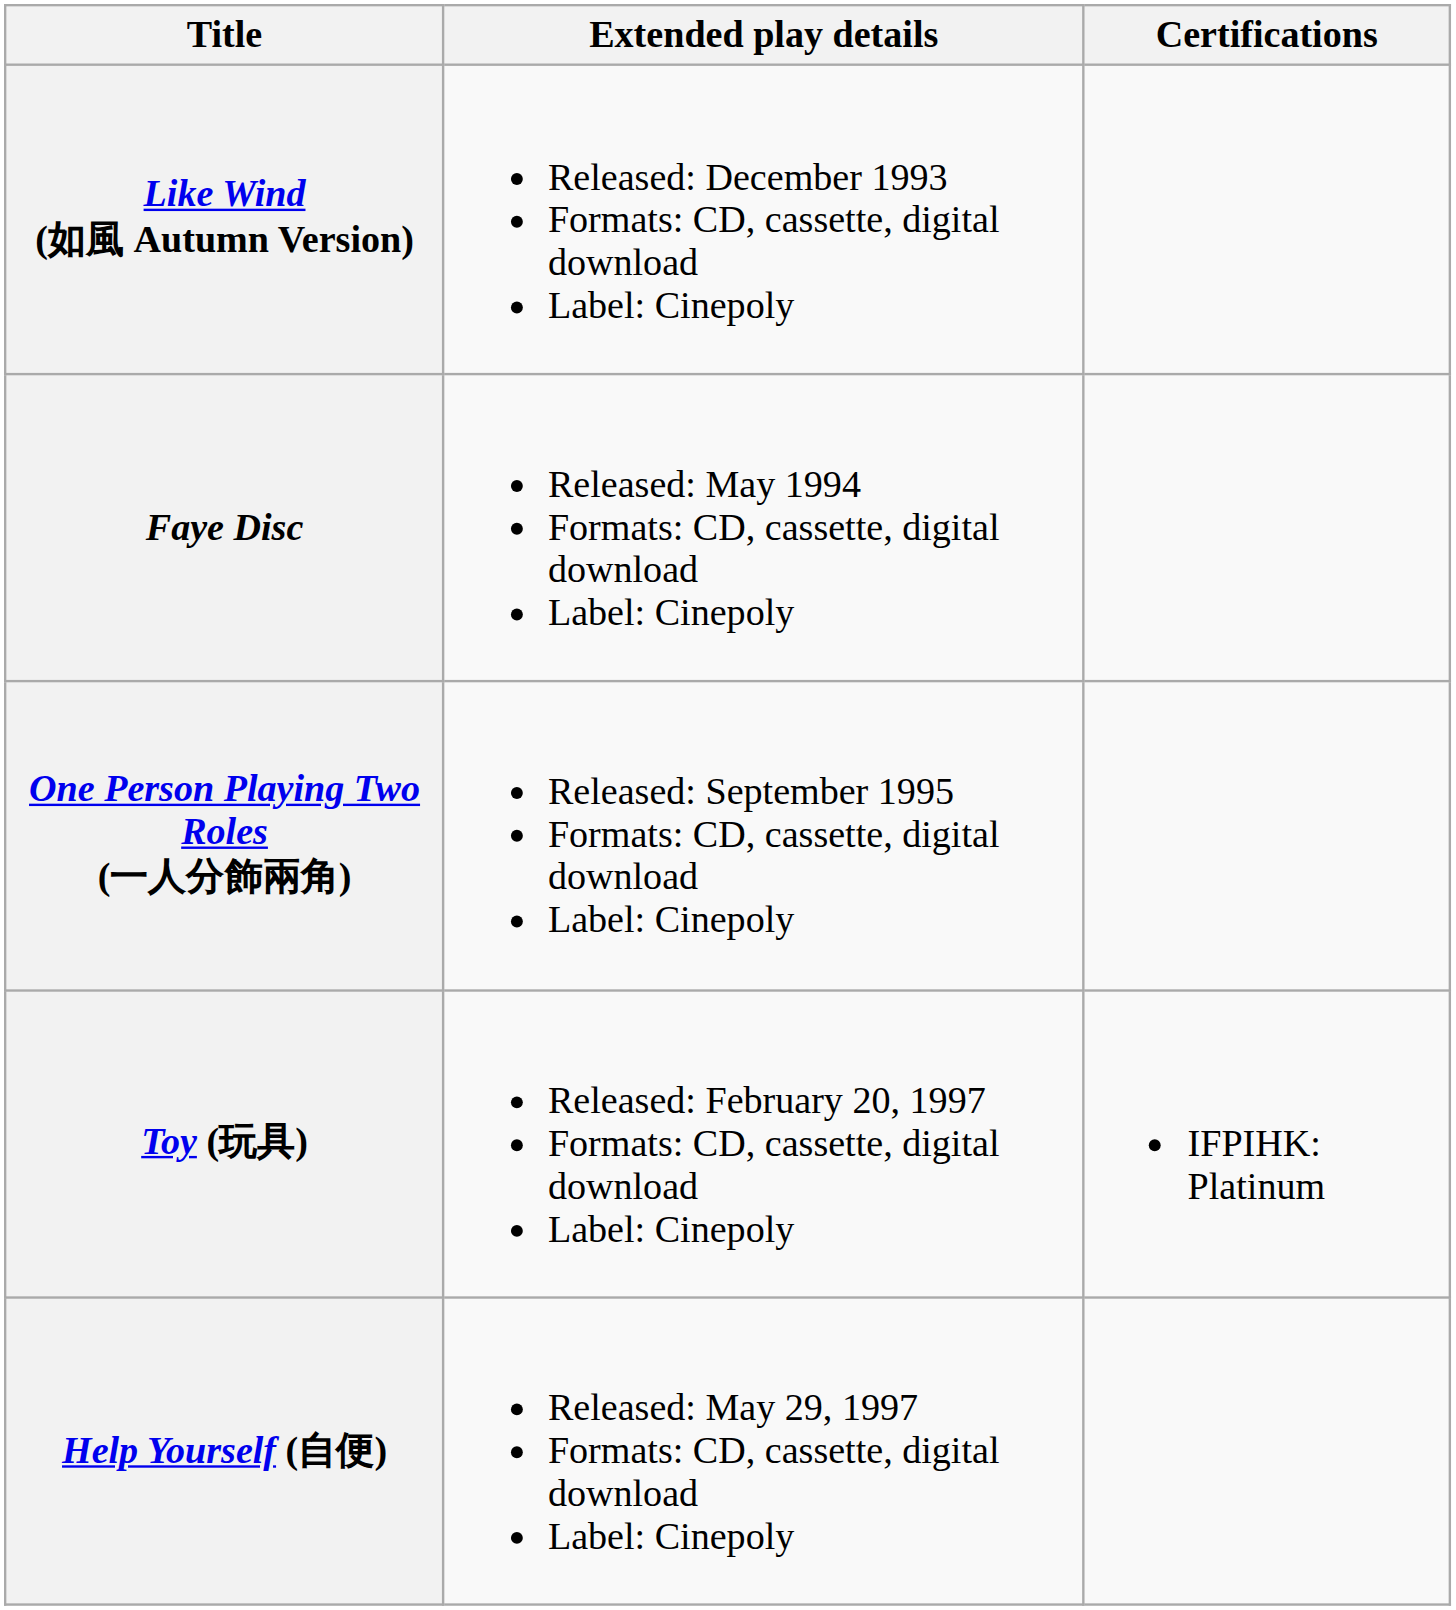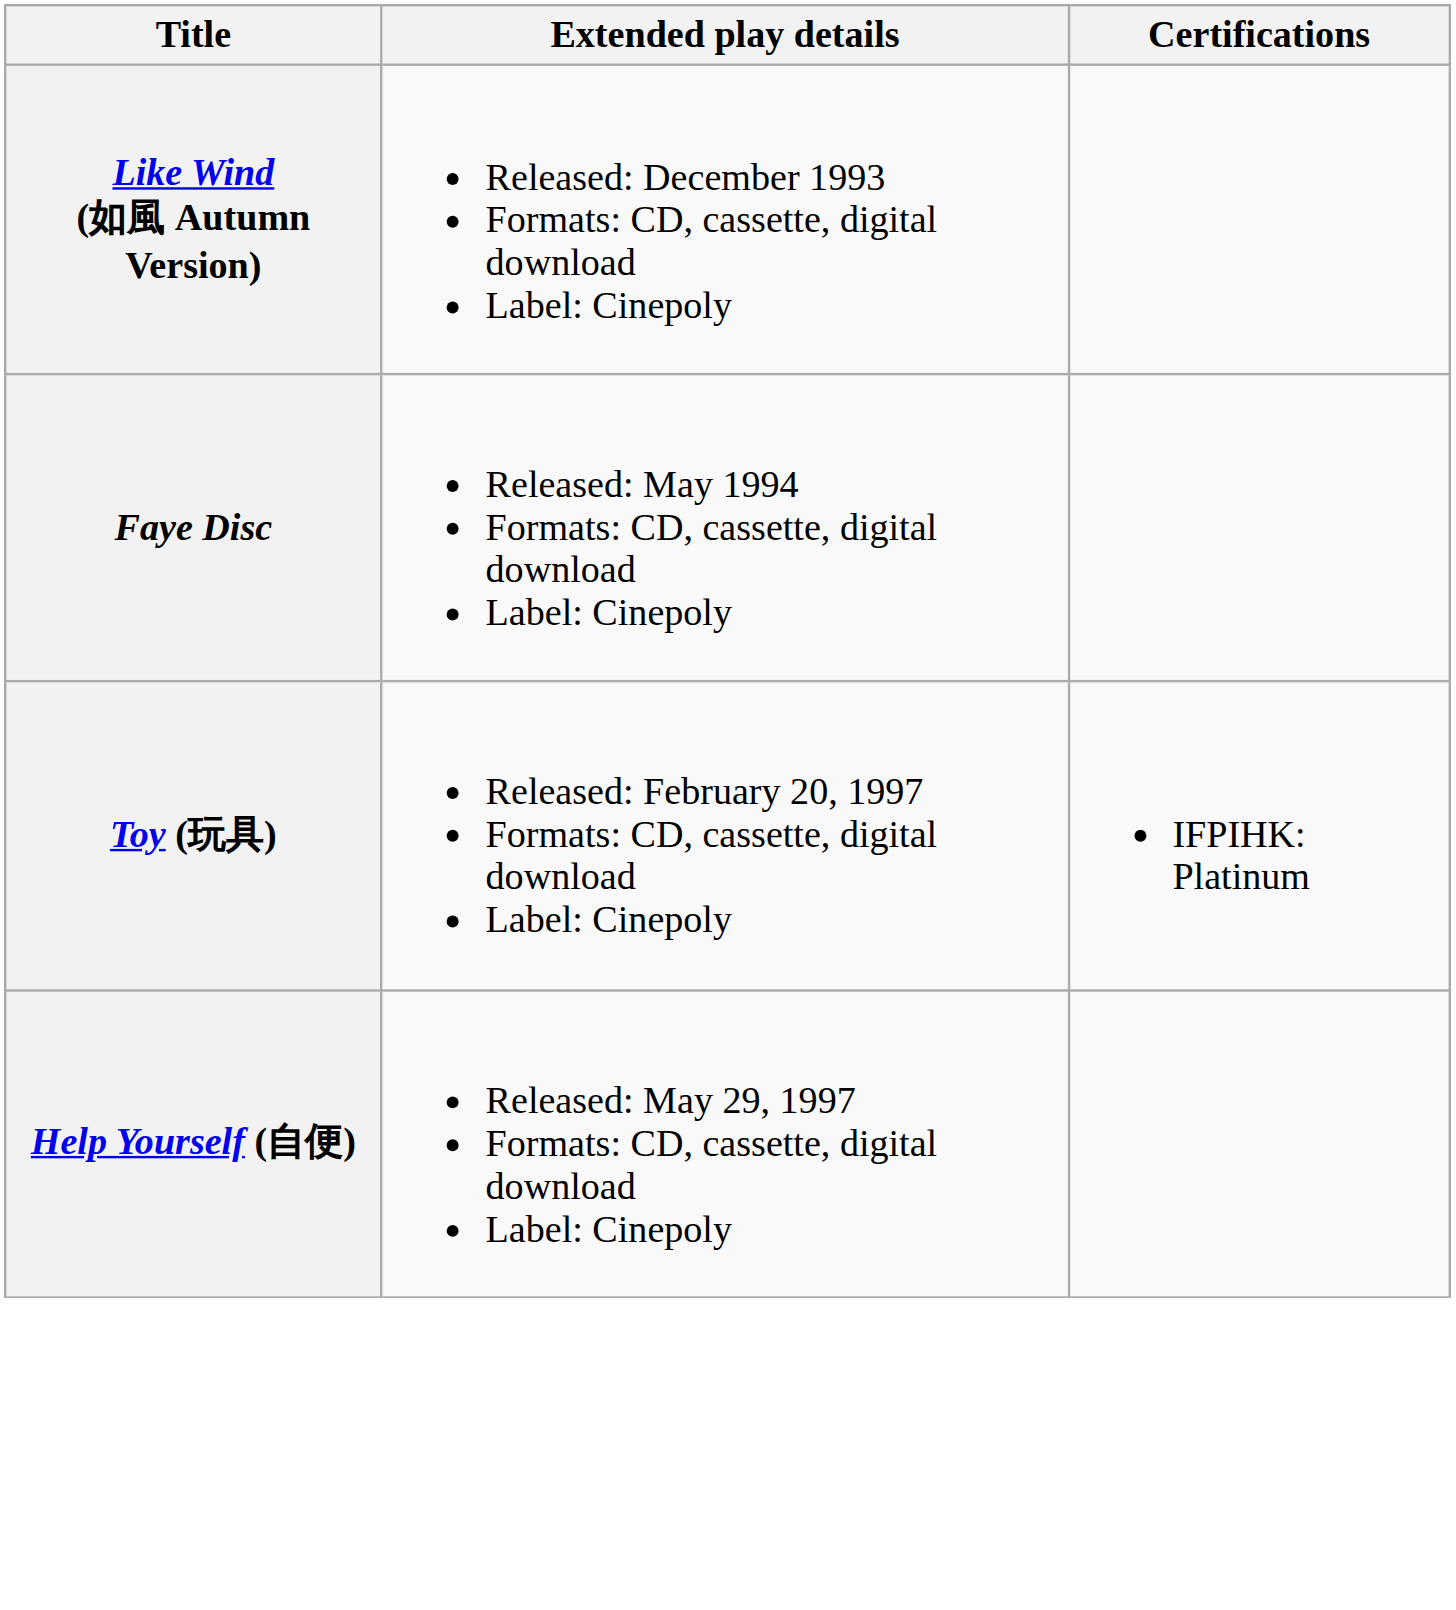- row: (225, 832)
